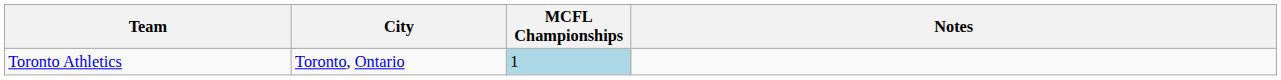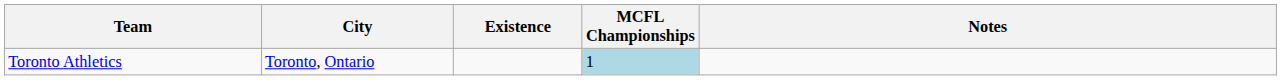+ column: (518, 26)
